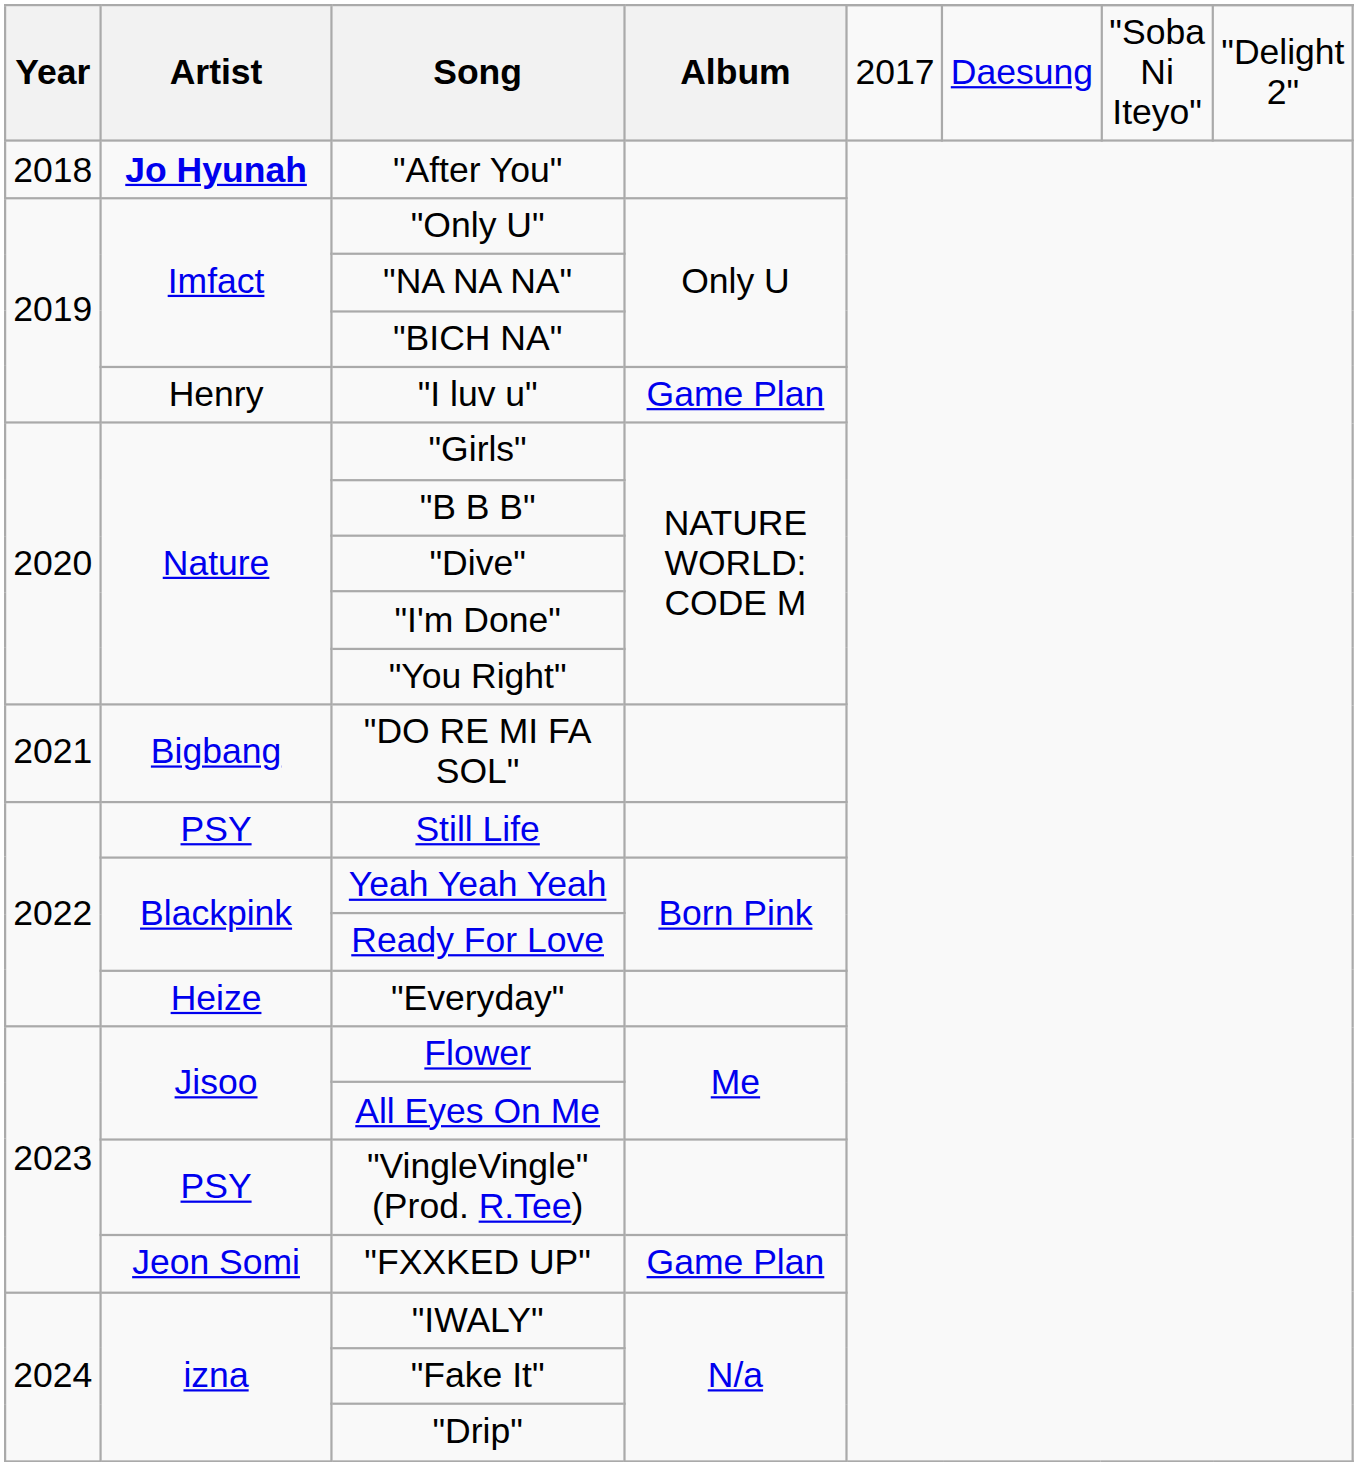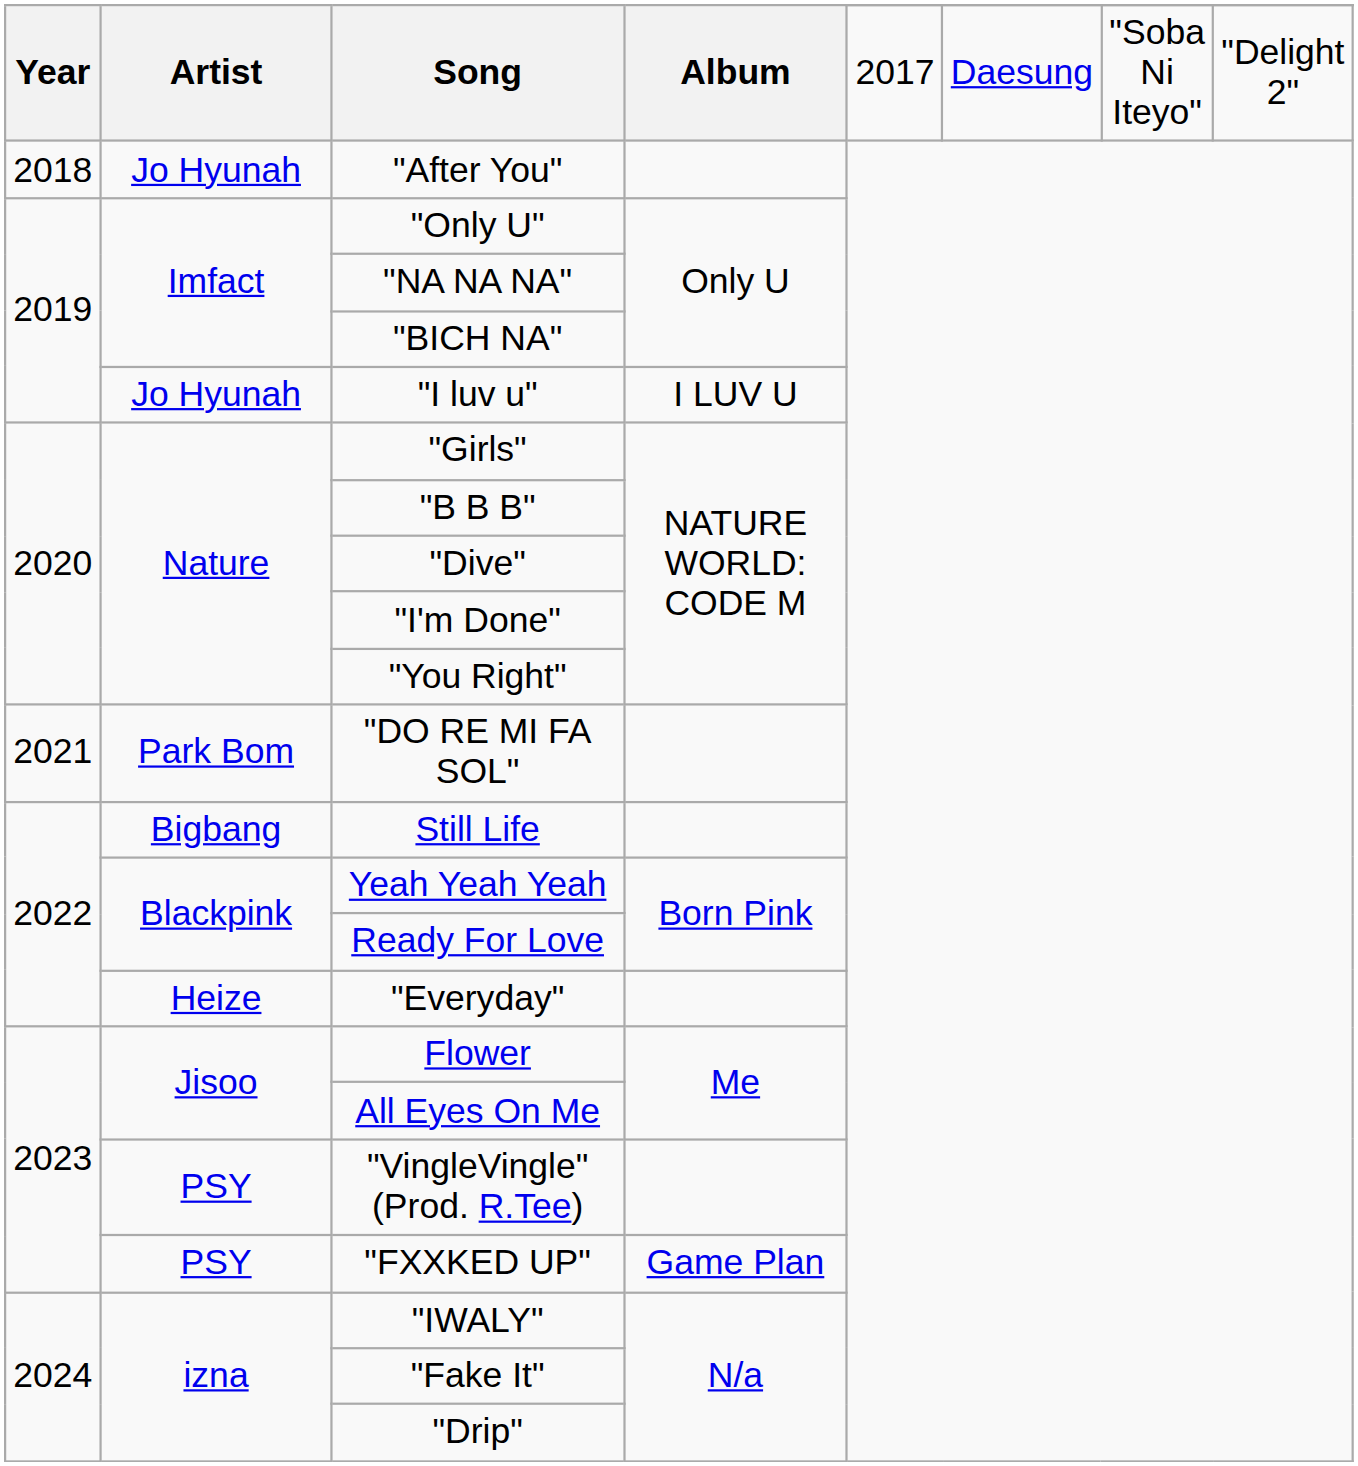(216, 168) bold -> (216, 168) normal
(216, 394) Henry -> (216, 394) Jo Hyunah
(735, 394) Game Plan -> (735, 394) I LUV U
(216, 752) Bigbang -> (216, 752) Park Bom
(216, 828) PSY -> (216, 828) Bigbang
(216, 1262) Jeon Somi -> (216, 1262) PSY
